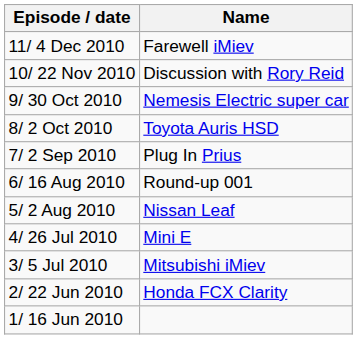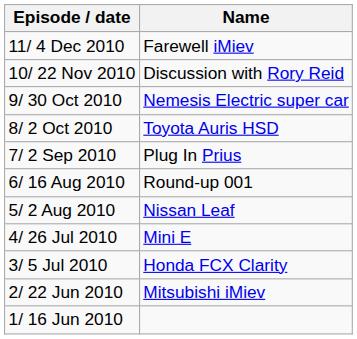(204, 264) Mitsubishi iMiev -> (215, 264) Honda FCX Clarity
(215, 292) Honda FCX Clarity -> (204, 292) Mitsubishi iMiev
